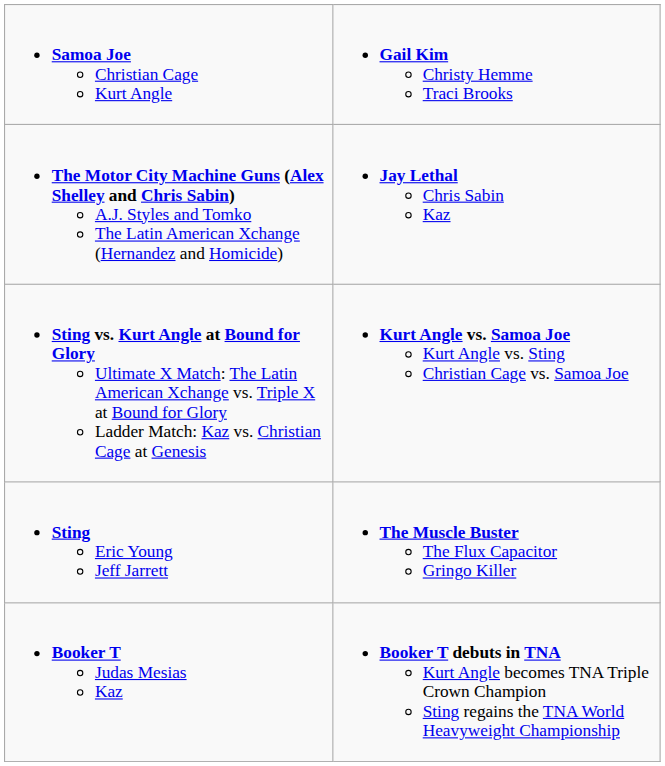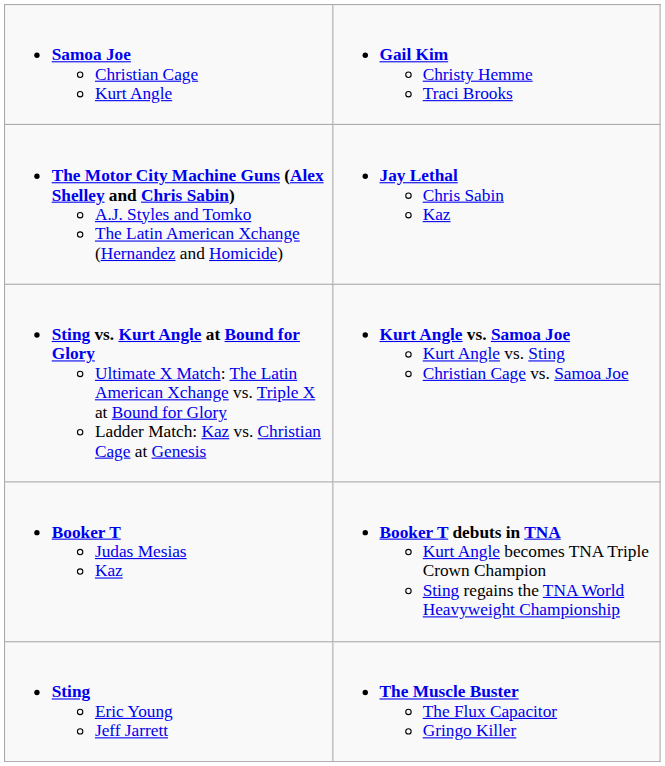rows swapped: (168, 672) <-> (168, 552)
